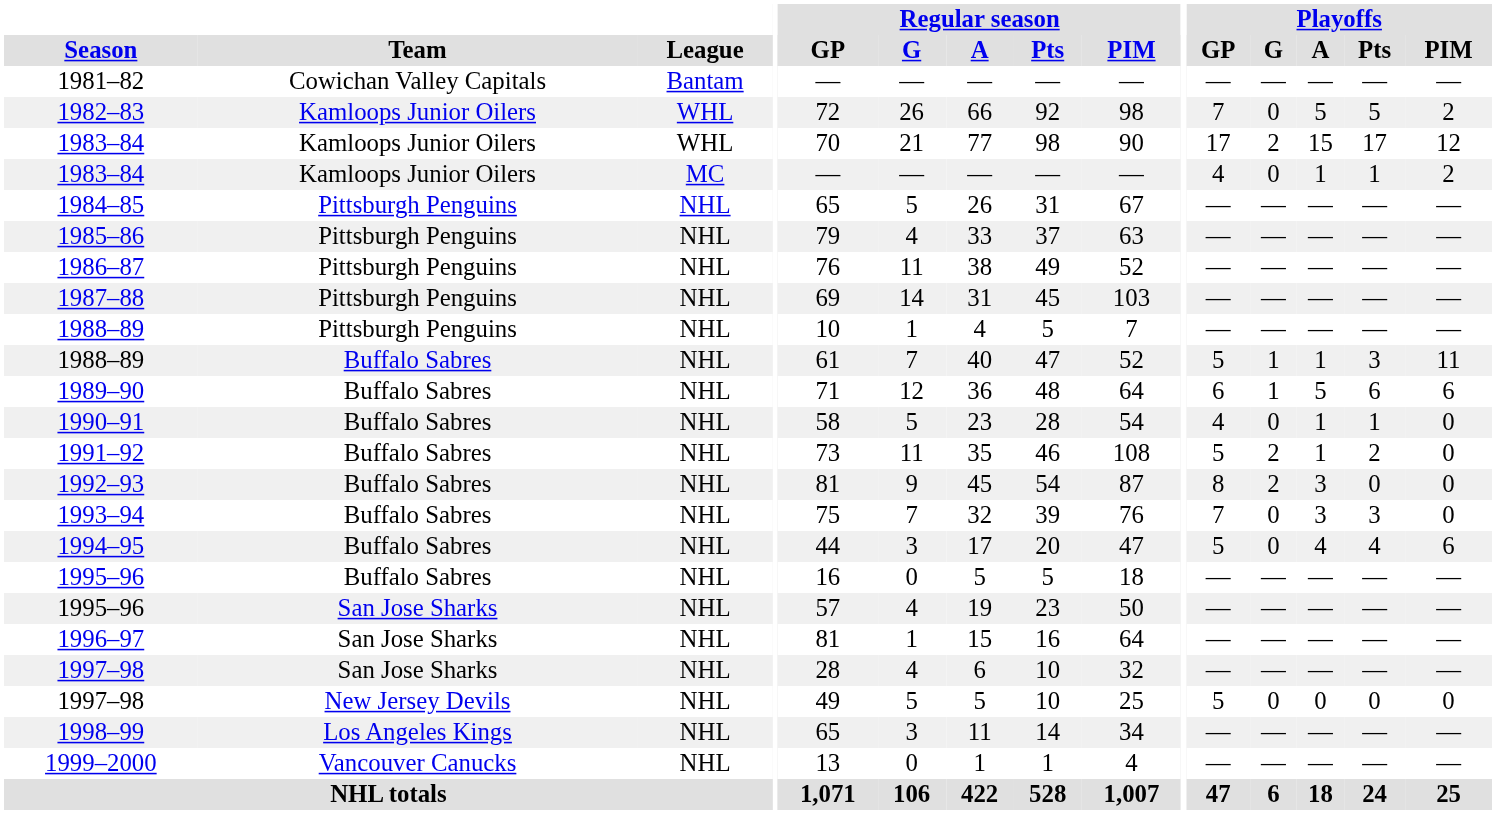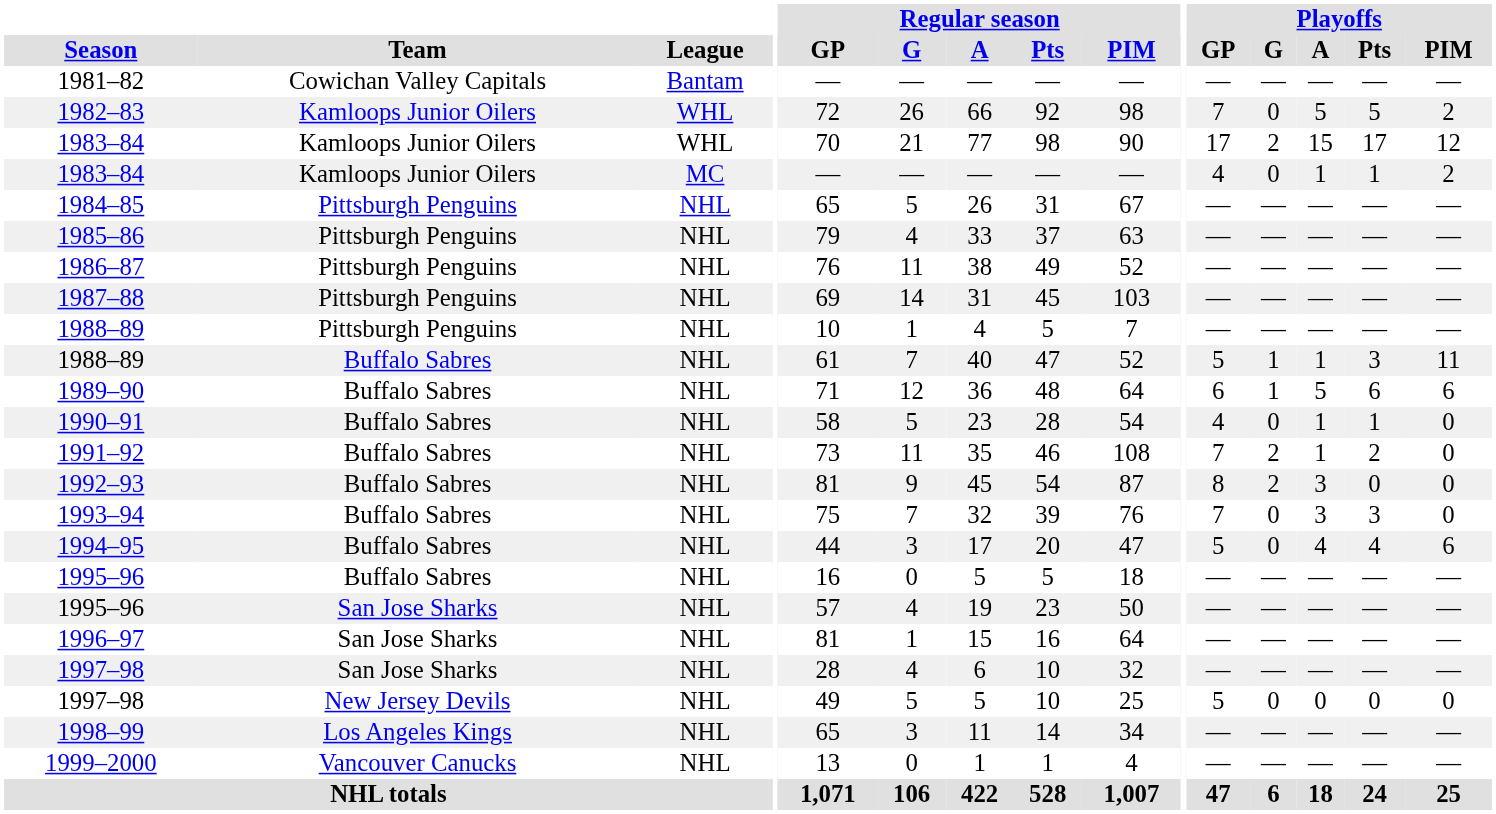(1218, 453) 5 -> (1218, 453) 7
